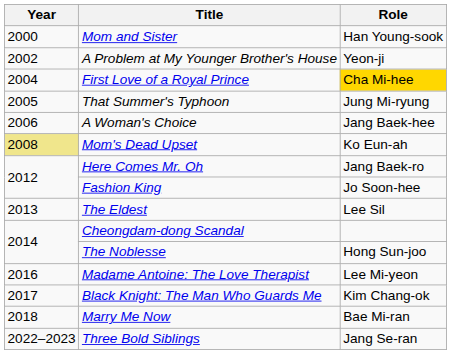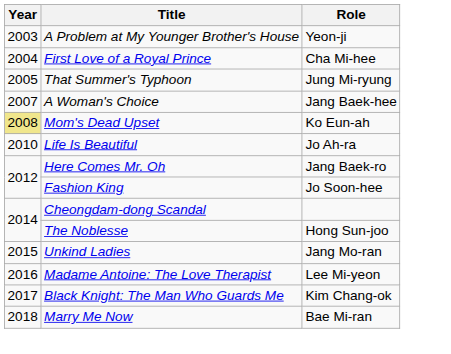- row: (130, 36)
(23, 58) 2002 -> (23, 36) 2003
(378, 79) gold background -> (341, 58) no background
(23, 123) 2006 -> (23, 101) 2007
+ row: (91, 144)
- row: (114, 209)
+ row: (87, 252)
- row: (141, 338)
